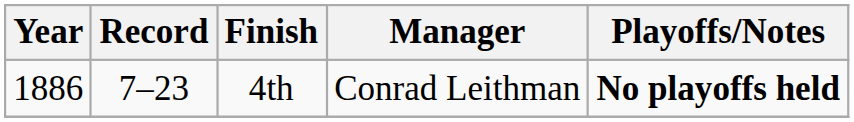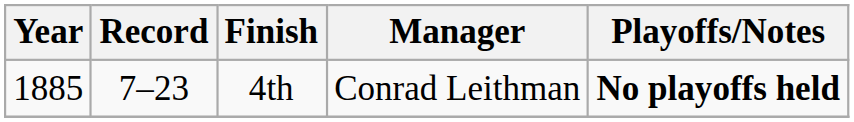(48, 87) 1886 -> (48, 87) 1885
